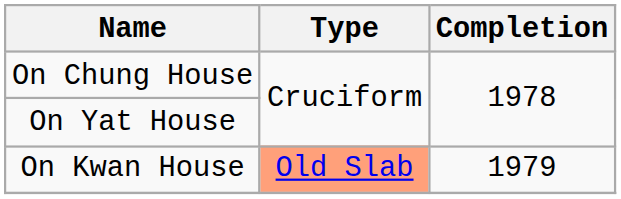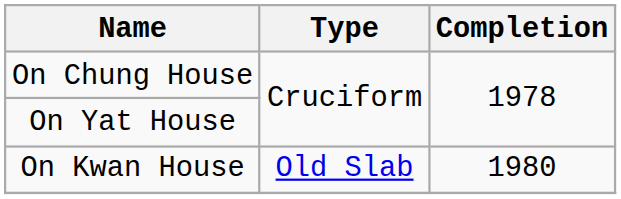(345, 169) lightsalmon background -> (345, 169) no background
(522, 169) 1979 -> (522, 169) 1980
